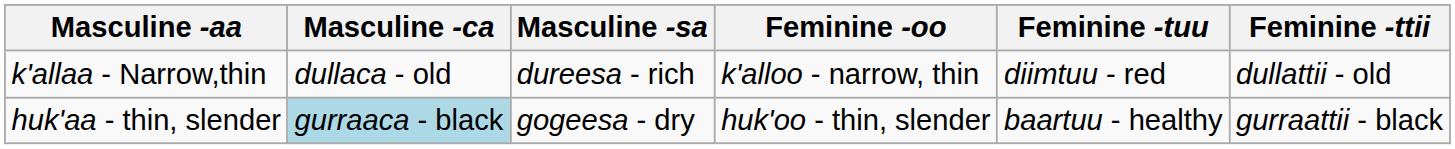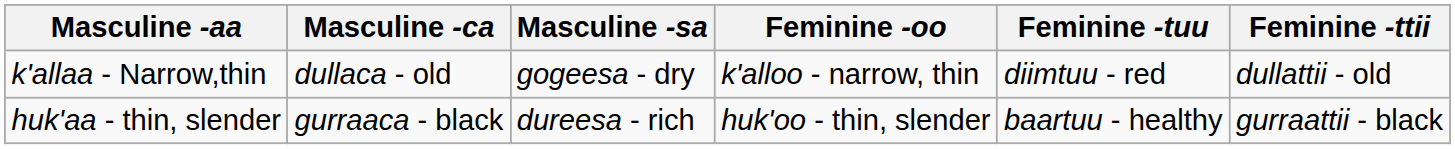(606, 73) dureesa - rich -> (606, 73) gogeesa - dry
(399, 119) lightblue background -> (399, 119) no background
(606, 119) gogeesa - dry -> (606, 119) dureesa - rich
